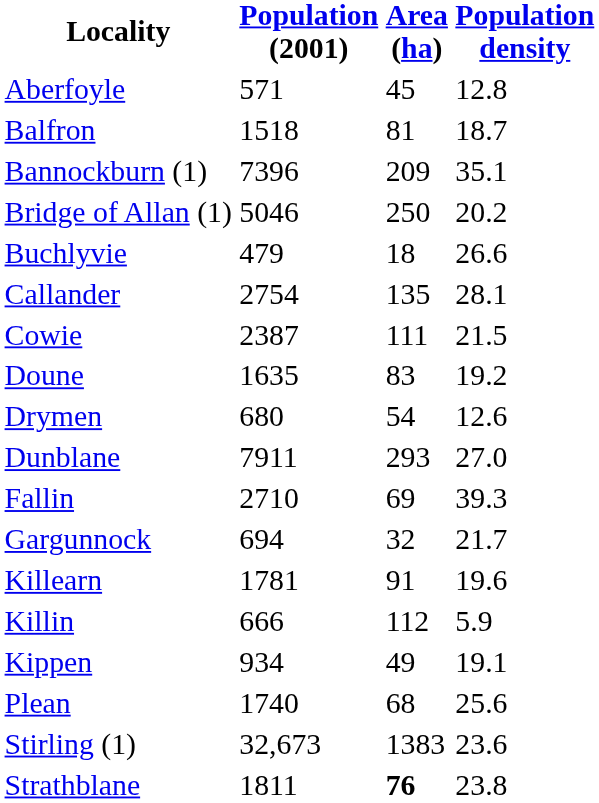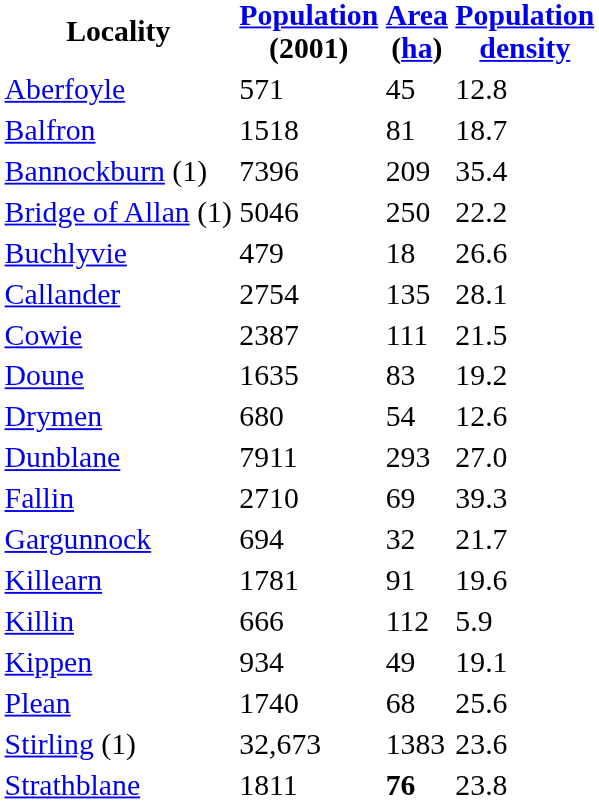(481, 171) 35.1 -> (481, 171) 35.4
(481, 212) 20.2 -> (481, 212) 22.2
